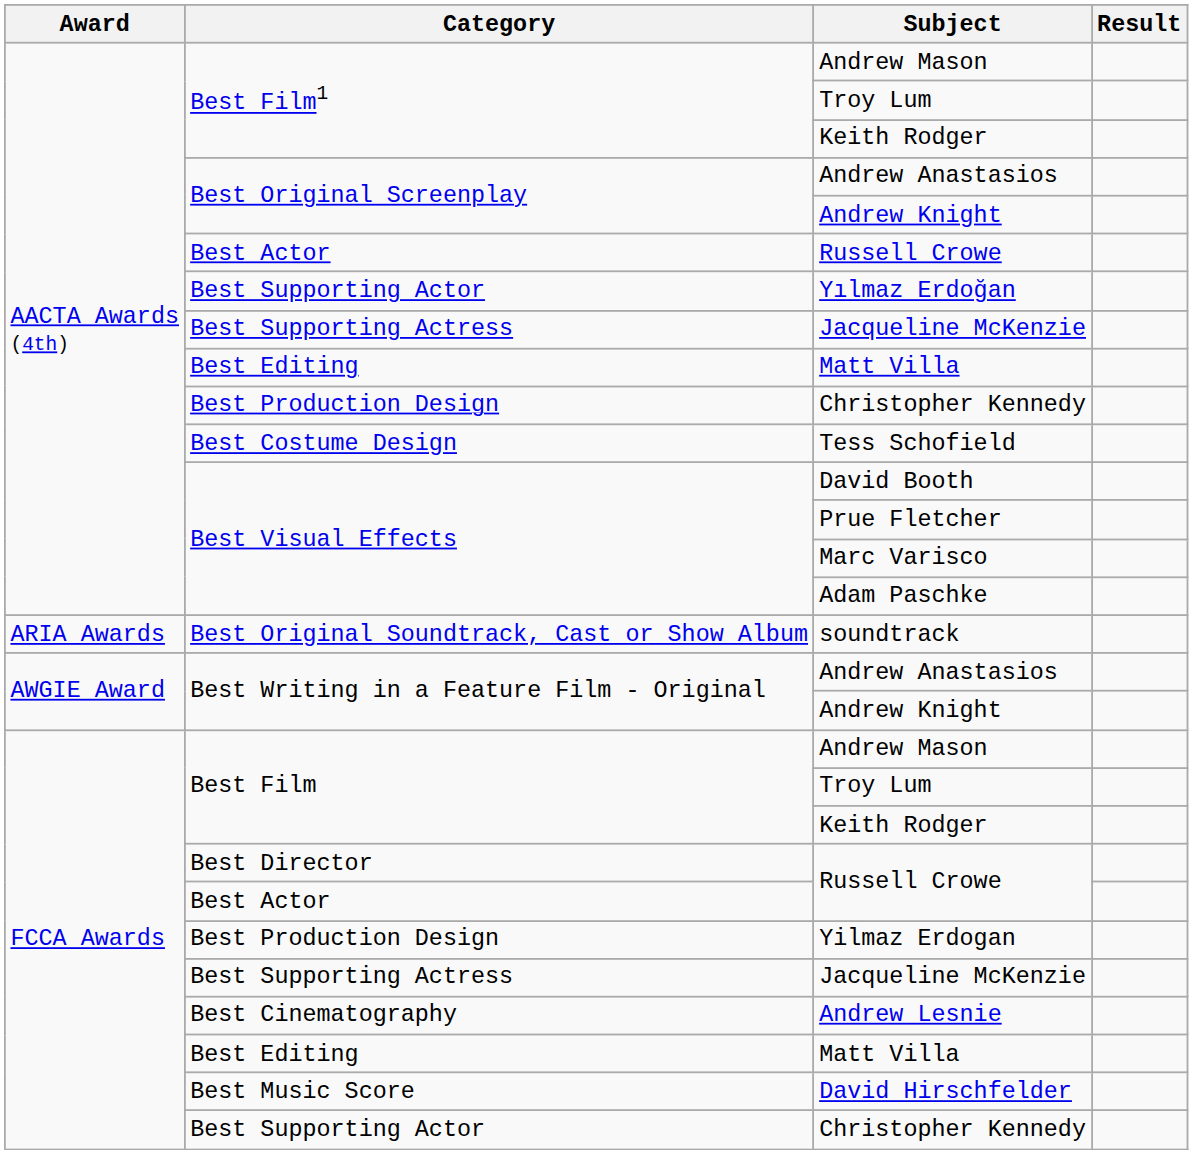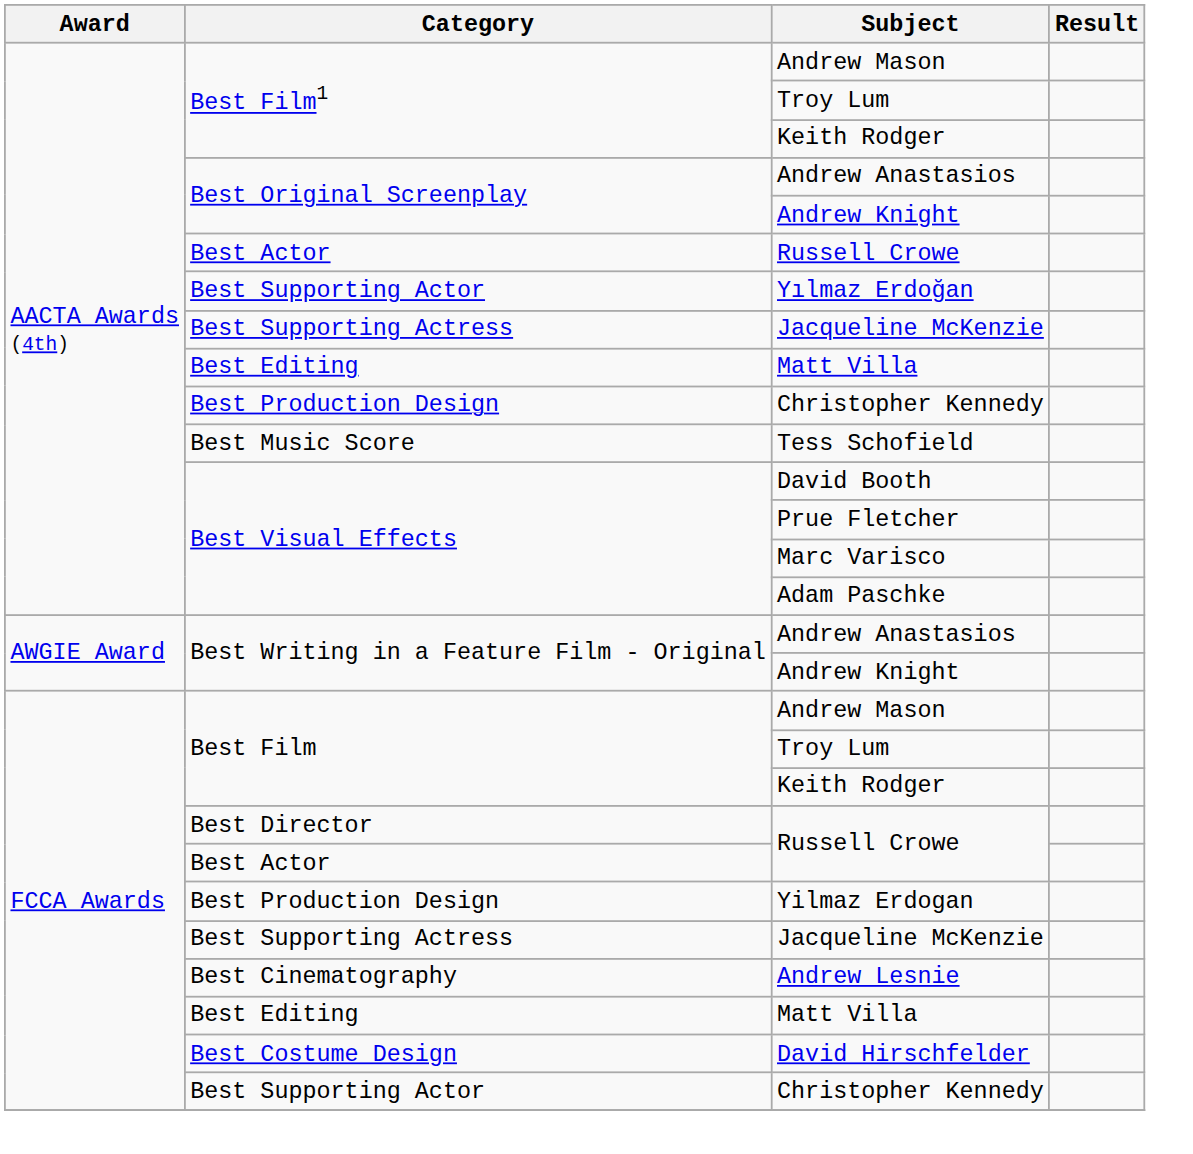(324, 443) Best Costume Design -> (302, 443) Best Music Score
- row: (88, 634)
(302, 1092) Best Music Score -> (324, 1054) Best Costume Design
